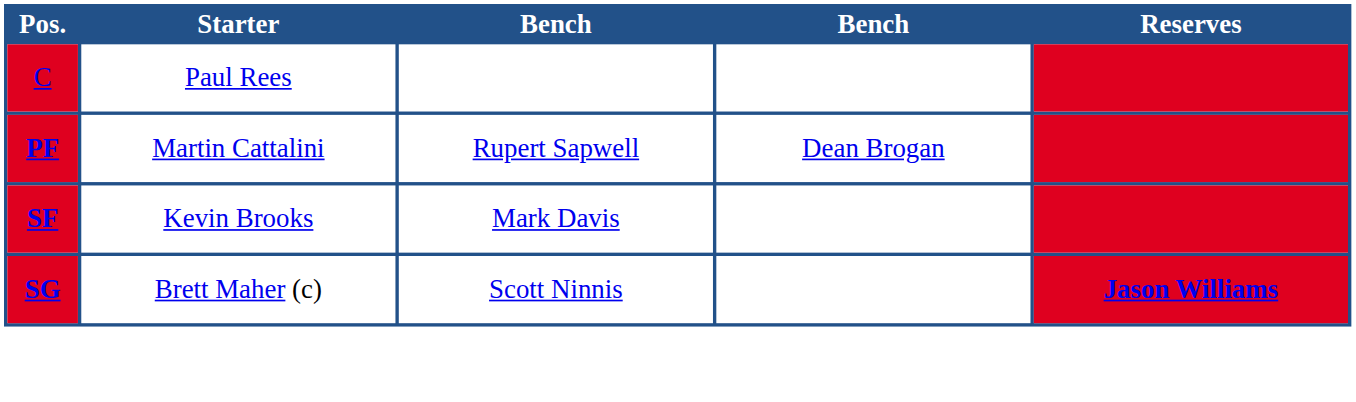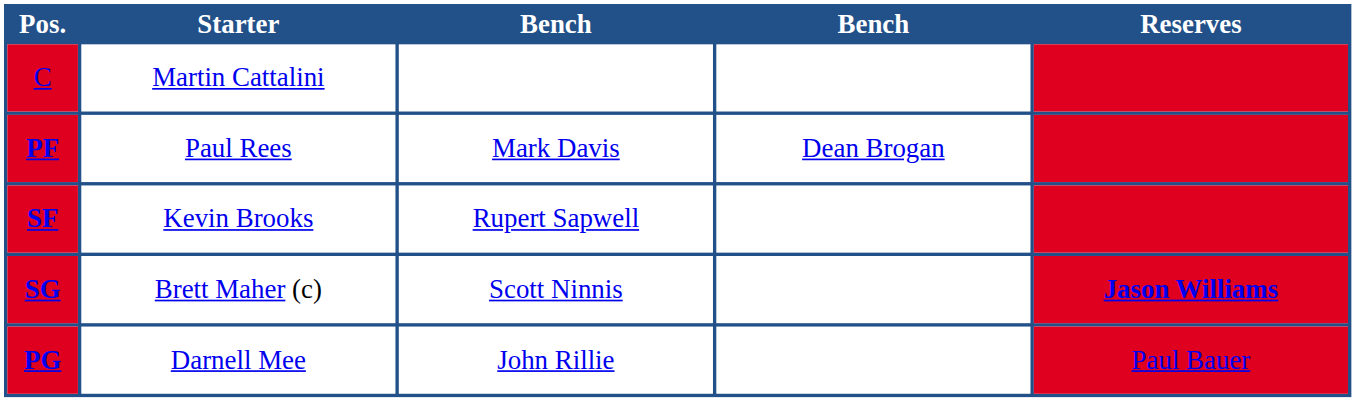(238, 77) Paul Rees -> (238, 77) Martin Cattalini
(238, 148) Martin Cattalini -> (238, 148) Paul Rees
(556, 148) Rupert Sapwell -> (556, 148) Mark Davis
(556, 218) Mark Davis -> (556, 218) Rupert Sapwell
+ row: (43, 359)
